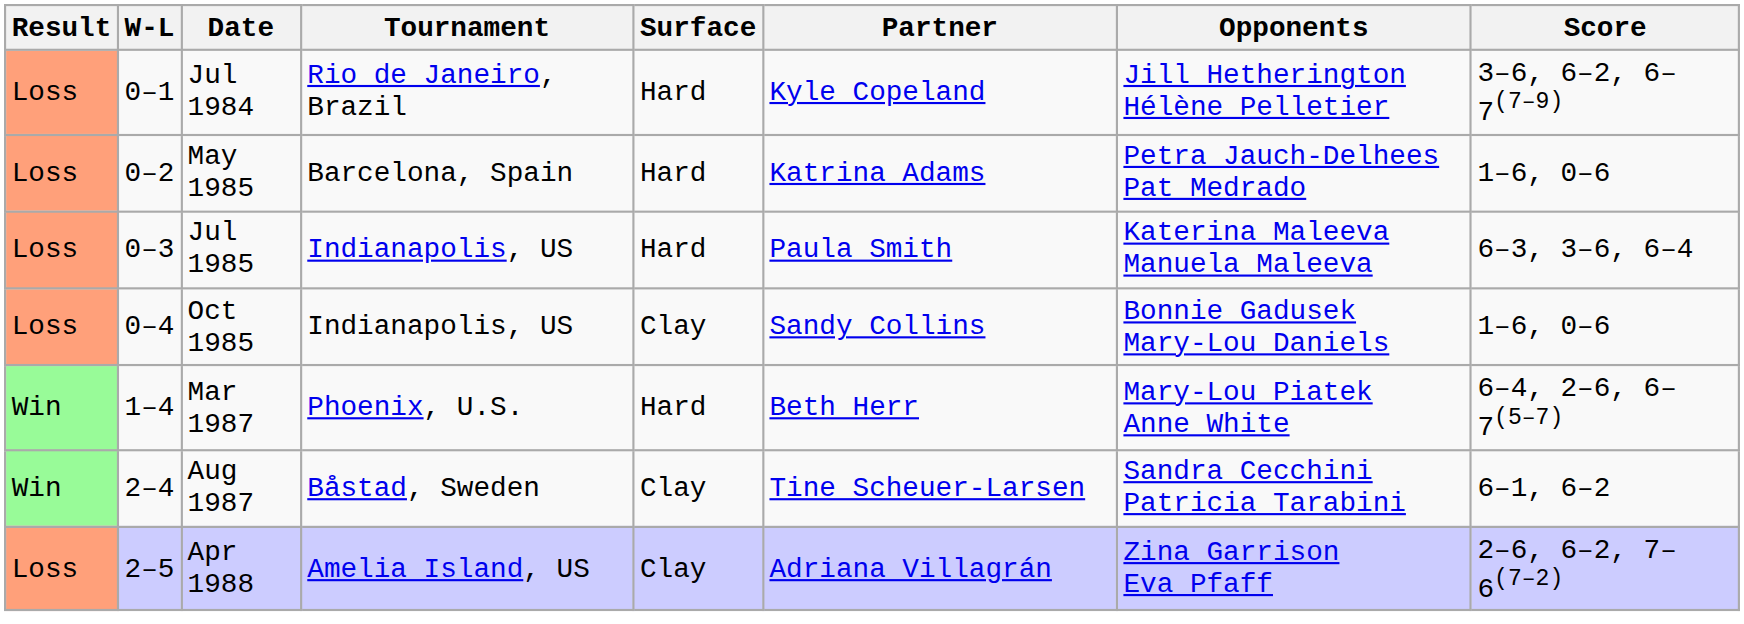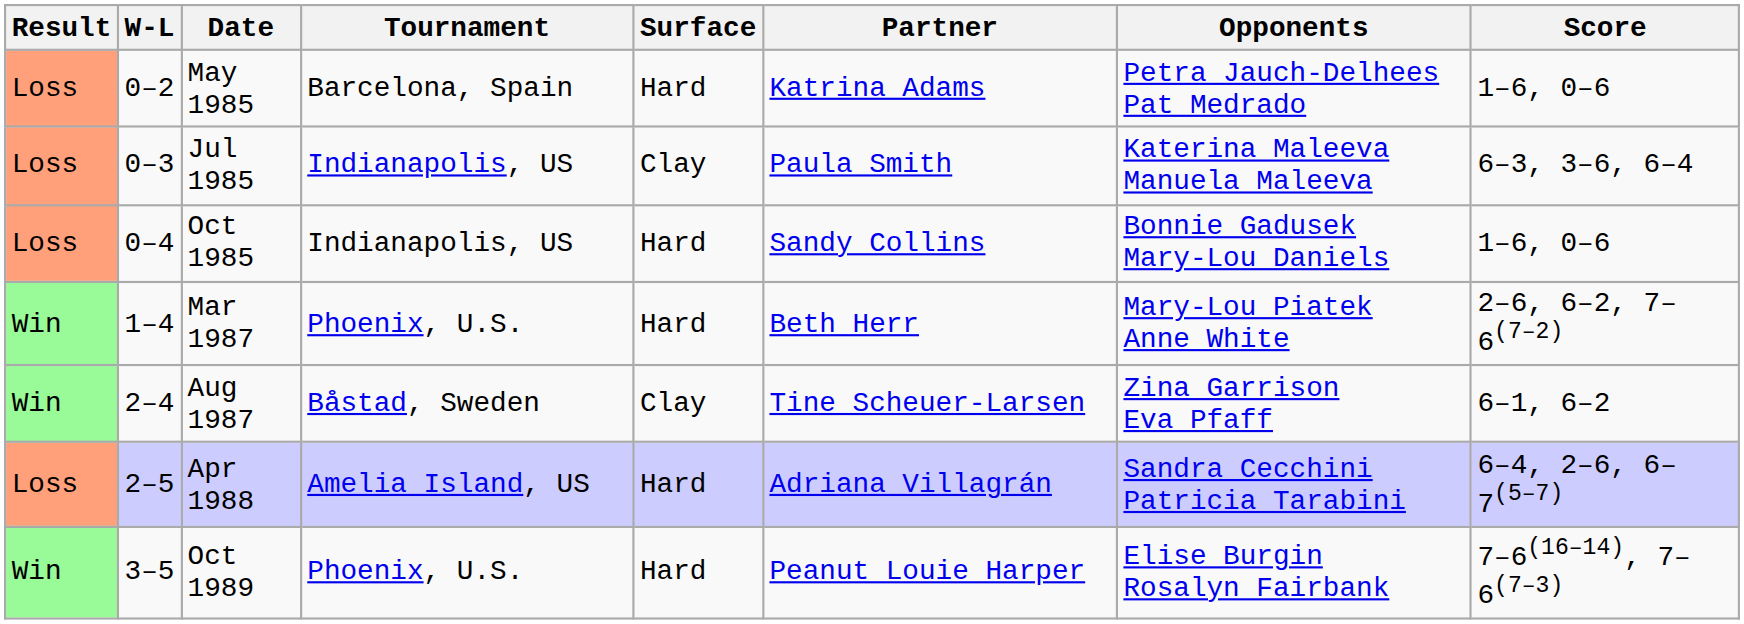- row: (221, 92)
(673, 250) Hard -> (673, 166) Clay
(673, 327) Clay -> (673, 243) Hard
(1577, 408) 6–4, 2–6, 6–7(5–7) -> (1577, 324) 2–6, 6–2, 7–6(7–2)
(1265, 488) Sandra Cecchini Patricia Tarabini -> (1231, 404) Zina Garrison Eva Pfaff
(673, 569) Clay -> (673, 485) Hard
(1231, 569) Zina Garrison Eva Pfaff -> (1265, 485) Sandra Cecchini Patricia Tarabini
(1577, 569) 2–6, 6–2, 7–6(7–2) -> (1577, 485) 6–4, 2–6, 6–7(5–7)
+ row: (221, 572)
